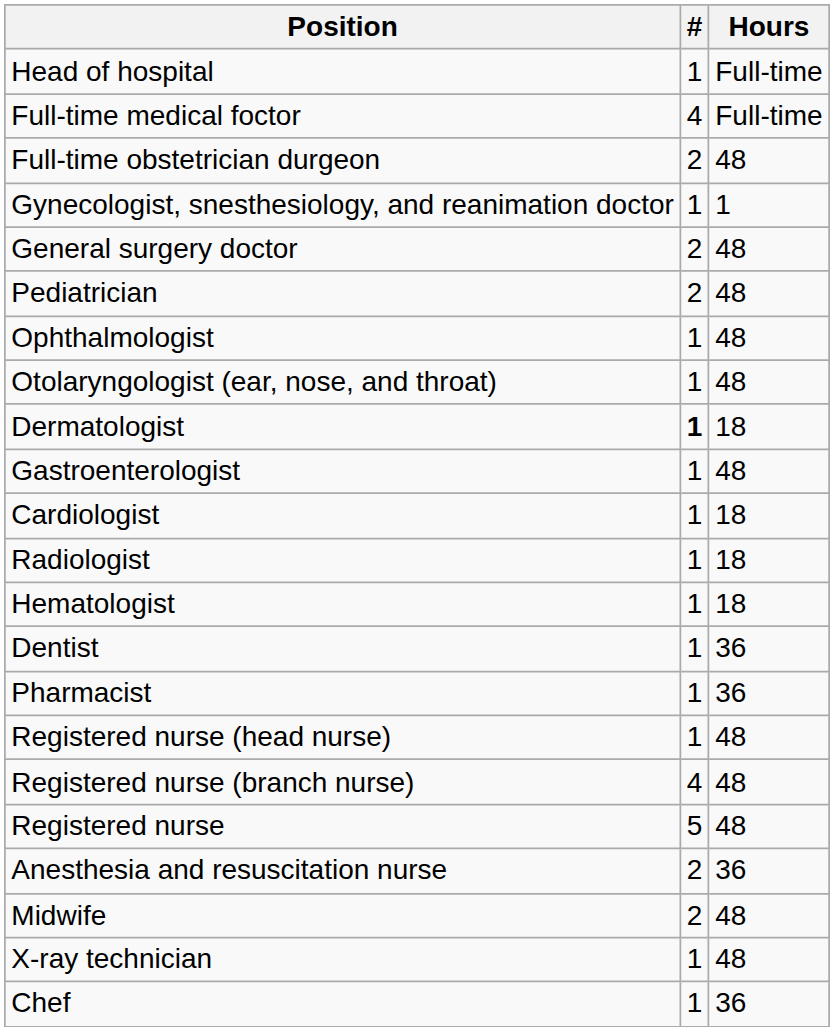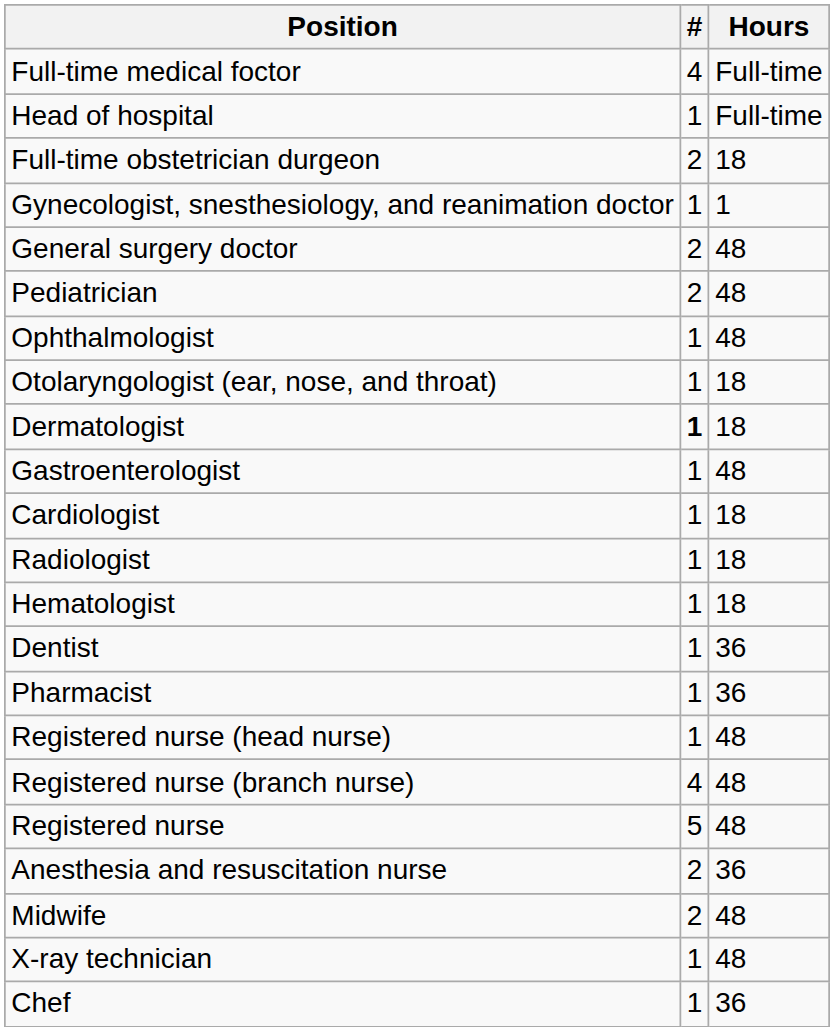rows swapped: (113, 71) <-> (156, 115)
(731, 159) 48 -> (731, 159) 18
(731, 381) 48 -> (731, 381) 18
